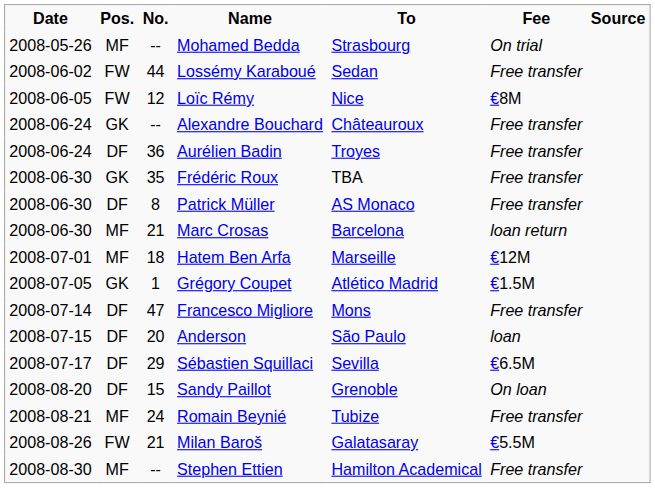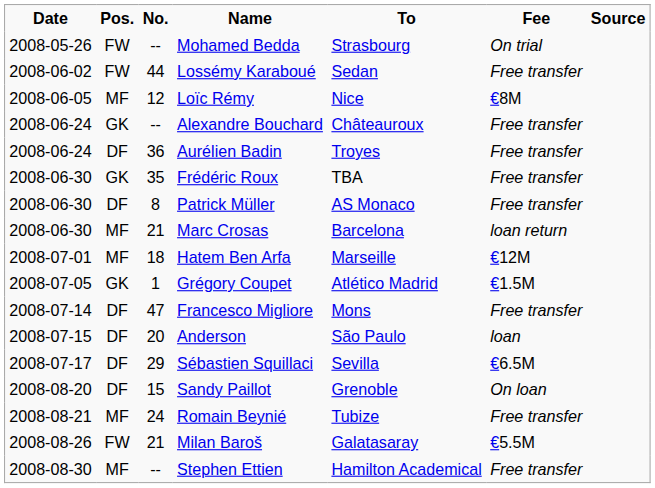(117, 45) MF -> (117, 45) FW
(117, 98) FW -> (117, 98) MF
